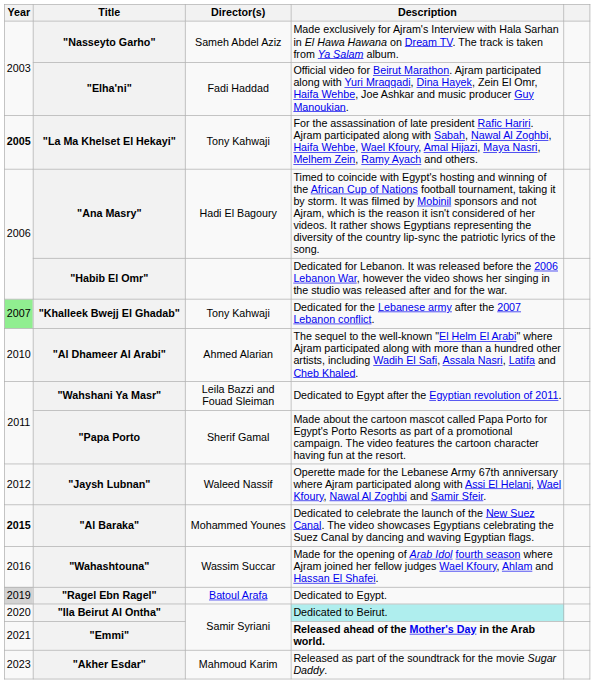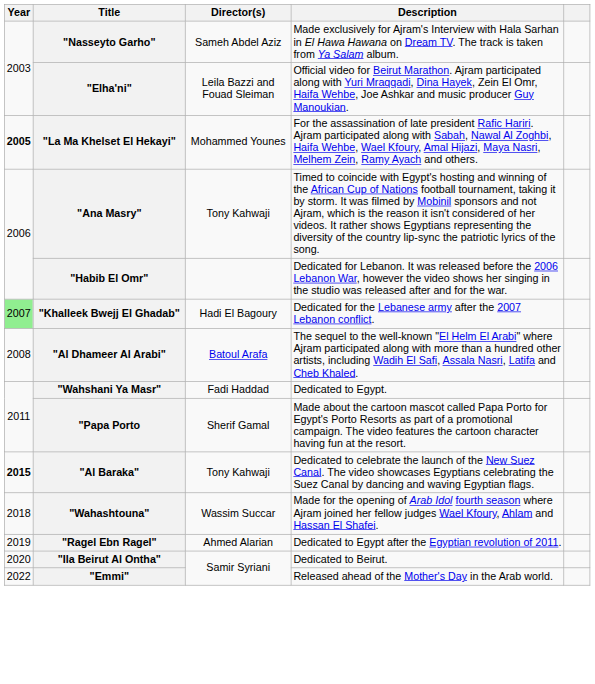(238, 89) Fadi Haddad -> (238, 89) Leila Bazzi and Fouad Sleiman
(238, 142) Tony Kahwaji -> (238, 142) Mohammed Younes
(238, 213) Hadi El Bagoury -> (238, 213) Tony Kahwaji
(238, 313) Tony Kahwaji -> (238, 313) Hadi El Bagoury
(19, 355) 2010 -> (19, 355) 2008
(238, 355) Ahmed Alarian -> (238, 355) Batoul Arafa
(238, 396) Leila Bazzi and Fouad Sleiman -> (238, 390) Fadi Haddad
(427, 396) Dedicated to Egypt after the Egyptian revolution of 2011. -> (340, 390) Dedicated to Egypt.
- row: (109, 484)
(238, 525) Mohammed Younes -> (238, 472) Tony Kahwaji
(19, 566) 2016 -> (19, 513) 2018
(19, 595) lightgrey background -> (19, 542) no background
(238, 595) Batoul Arafa -> (238, 542) Ahmed Alarian
(340, 595) Dedicated to Egypt. -> (427, 542) Dedicated to Egypt after the Egyptian revolution of 2011.
(340, 612) paleturquoise background -> (340, 559) no background
(19, 635) 2021 -> (19, 576) 2022
(414, 635) bold -> (423, 576) normal
- row: (109, 664)
